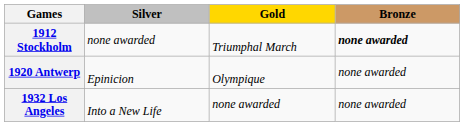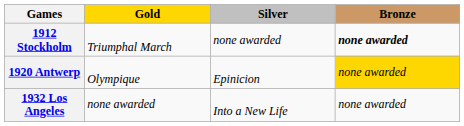columns swapped: (272, 14) <-> (147, 14)
(372, 72) no background -> (372, 72) gold background
